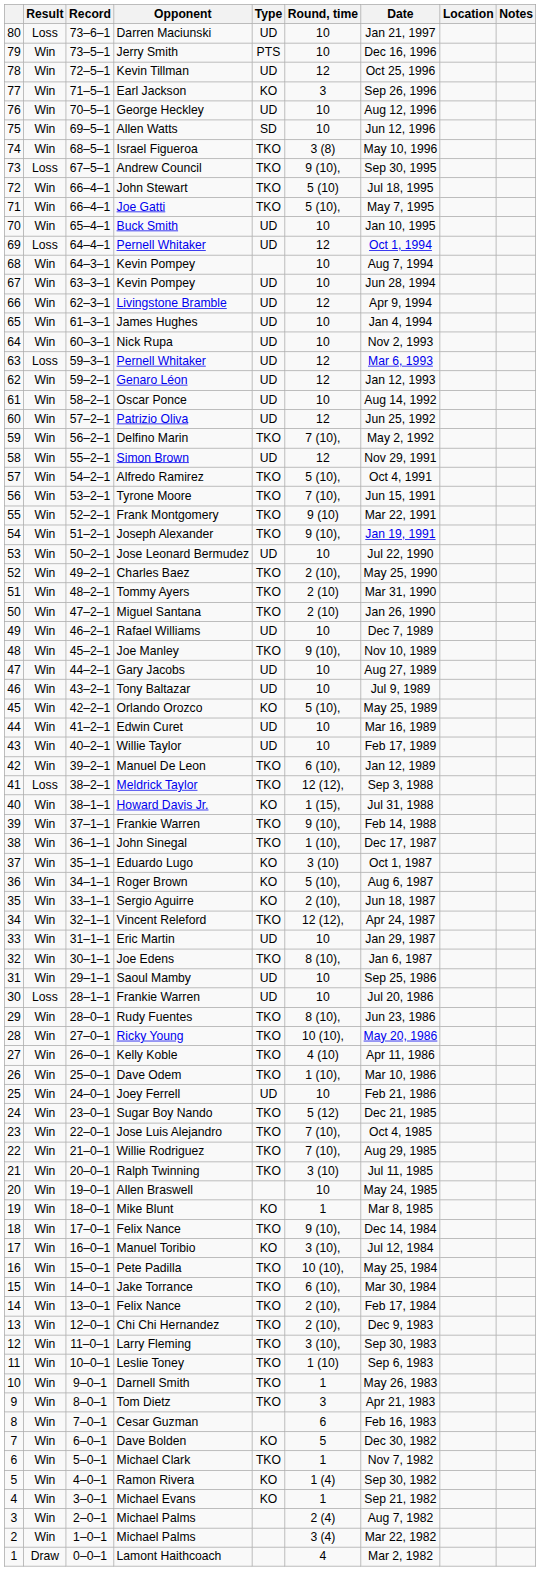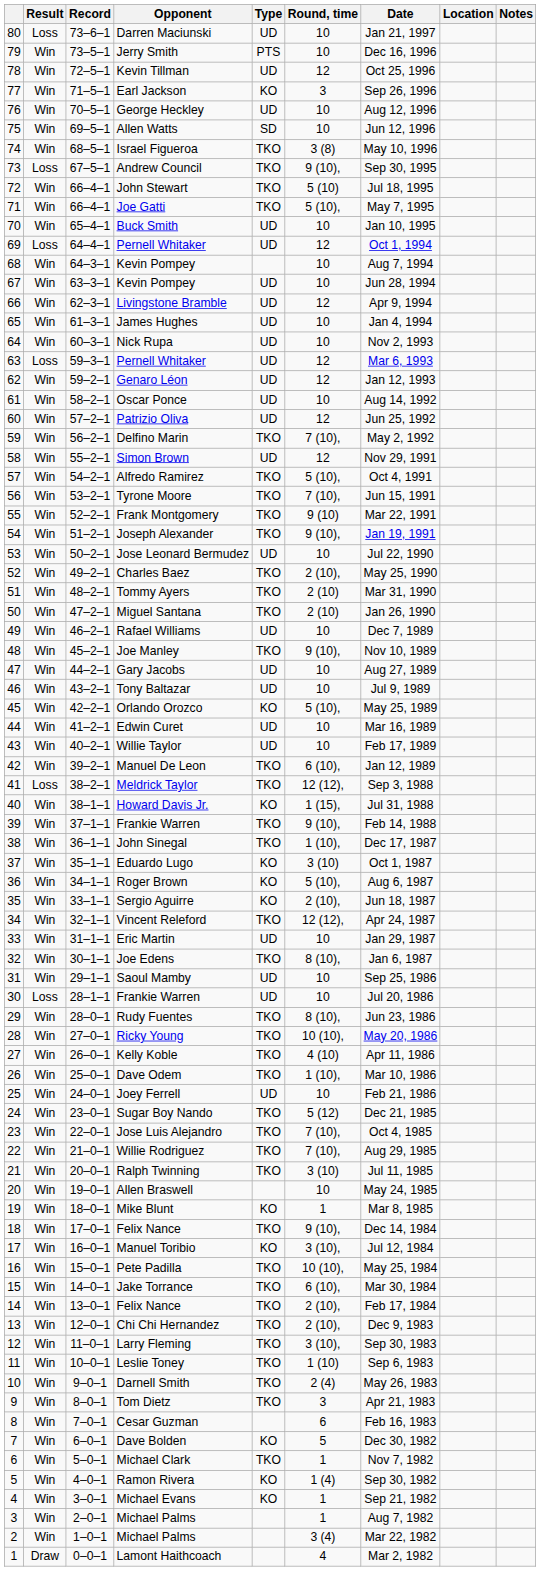(323, 1383) 1 -> (323, 1383) 2 (4)
(323, 1518) 2 (4) -> (323, 1518) 1
